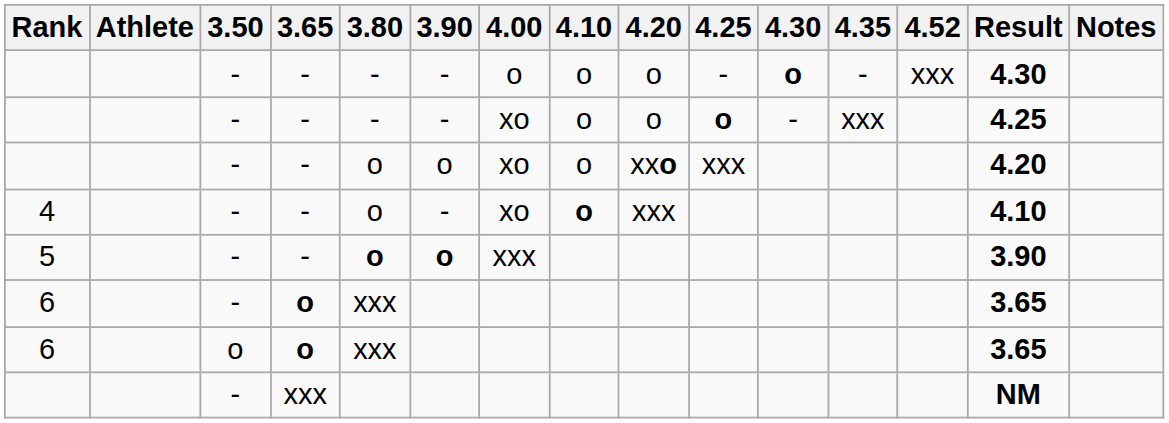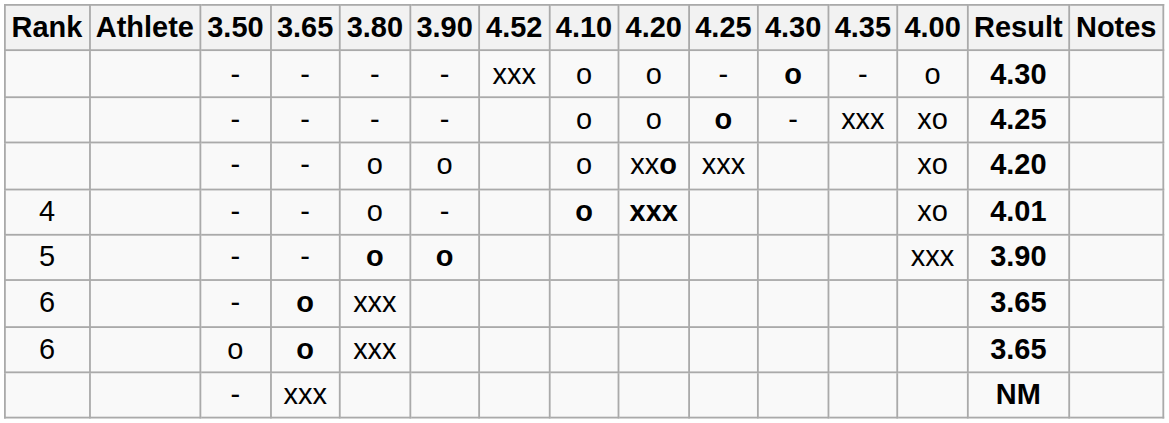columns swapped: (514, 27) <-> (933, 27)
(654, 211) normal -> (654, 211) bold
(1018, 211) 4.10 -> (1018, 211) 4.01
